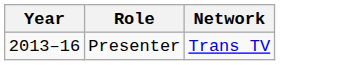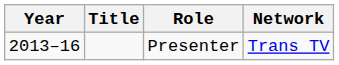+ column: (114, 19)
